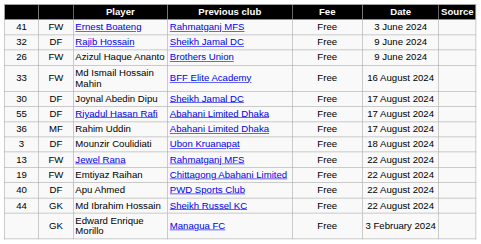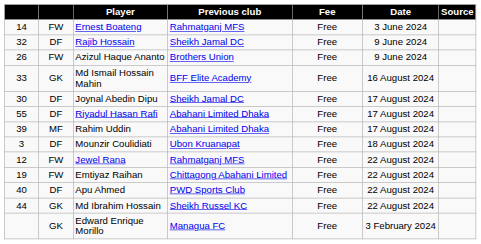(22, 27) 41 -> (22, 27) 14
(56, 78) FW -> (56, 78) GK
(22, 129) 36 -> (22, 129) 39
(22, 159) 13 -> (22, 159) 12
